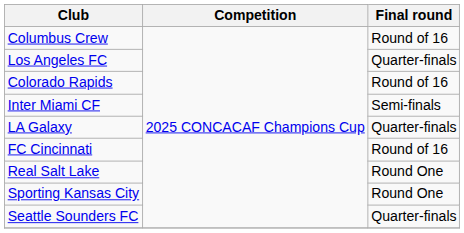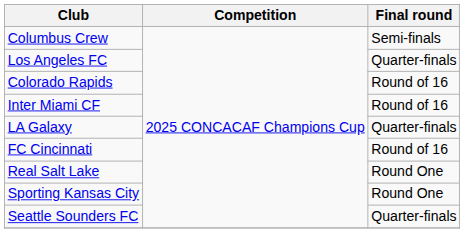(410, 37) Round of 16 -> (406, 37) Semi-finals
(406, 104) Semi-finals -> (410, 104) Round of 16
